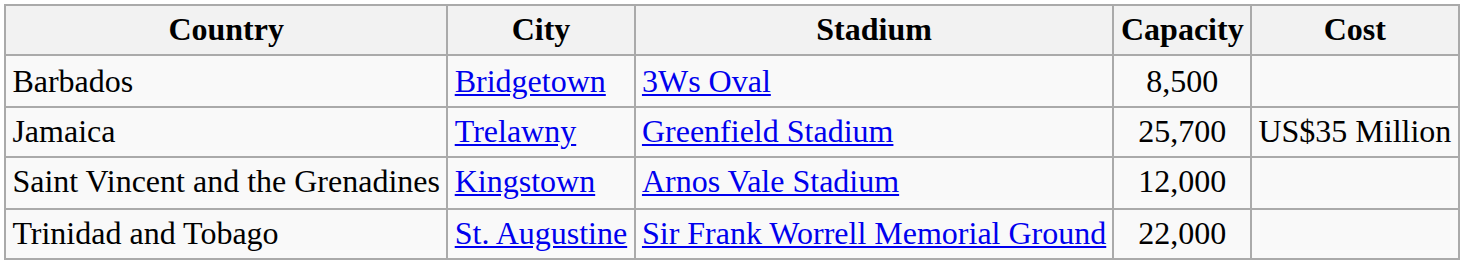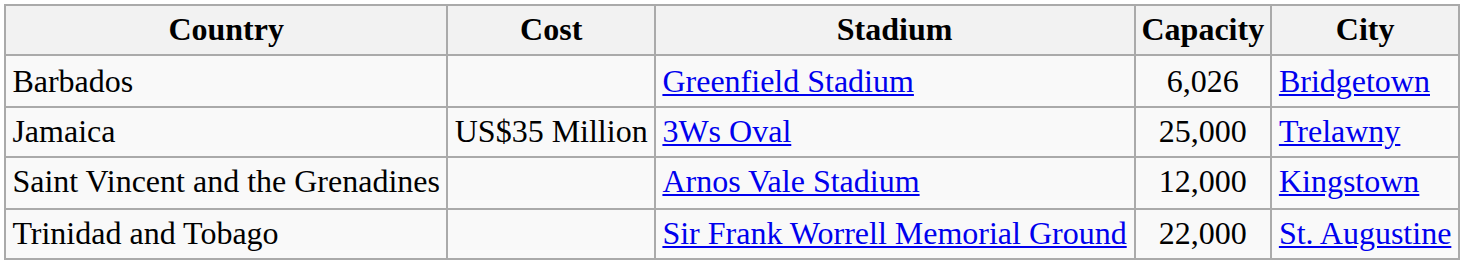columns swapped: (541, 29) <-> (1355, 29)
(706, 80) 3Ws Oval -> (788, 80) Greenfield Stadium
(1182, 80) 8,500 -> (1203, 80) 6,026
(768, 131) Greenfield Stadium -> (727, 131) 3Ws Oval
(1182, 131) 25,700 -> (1203, 131) 25,000
